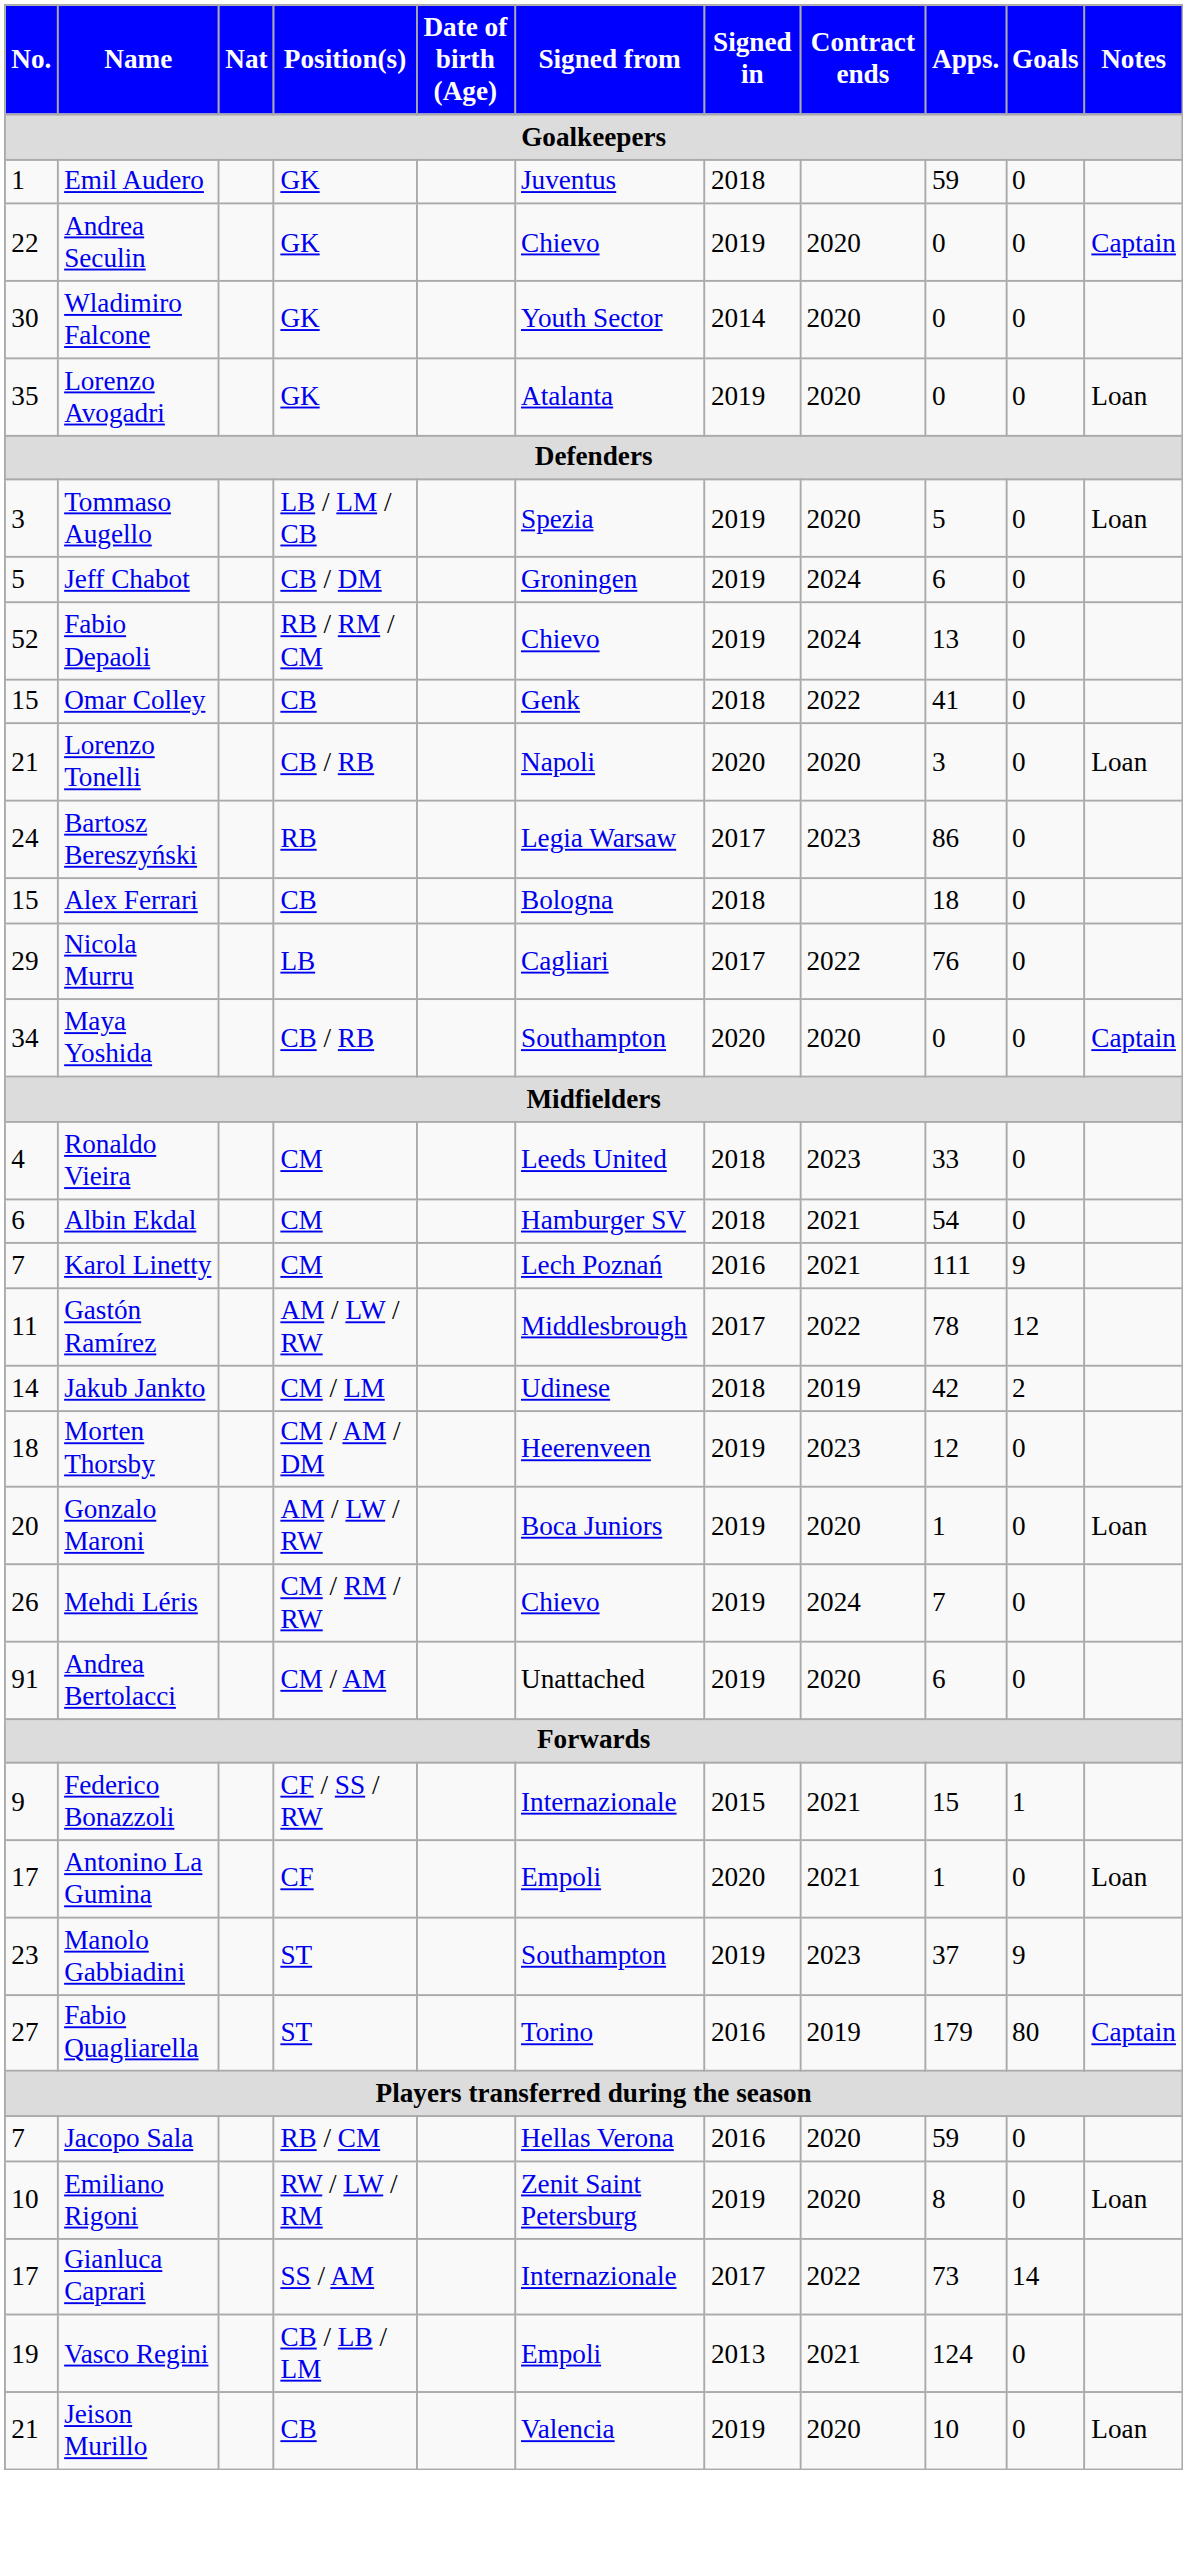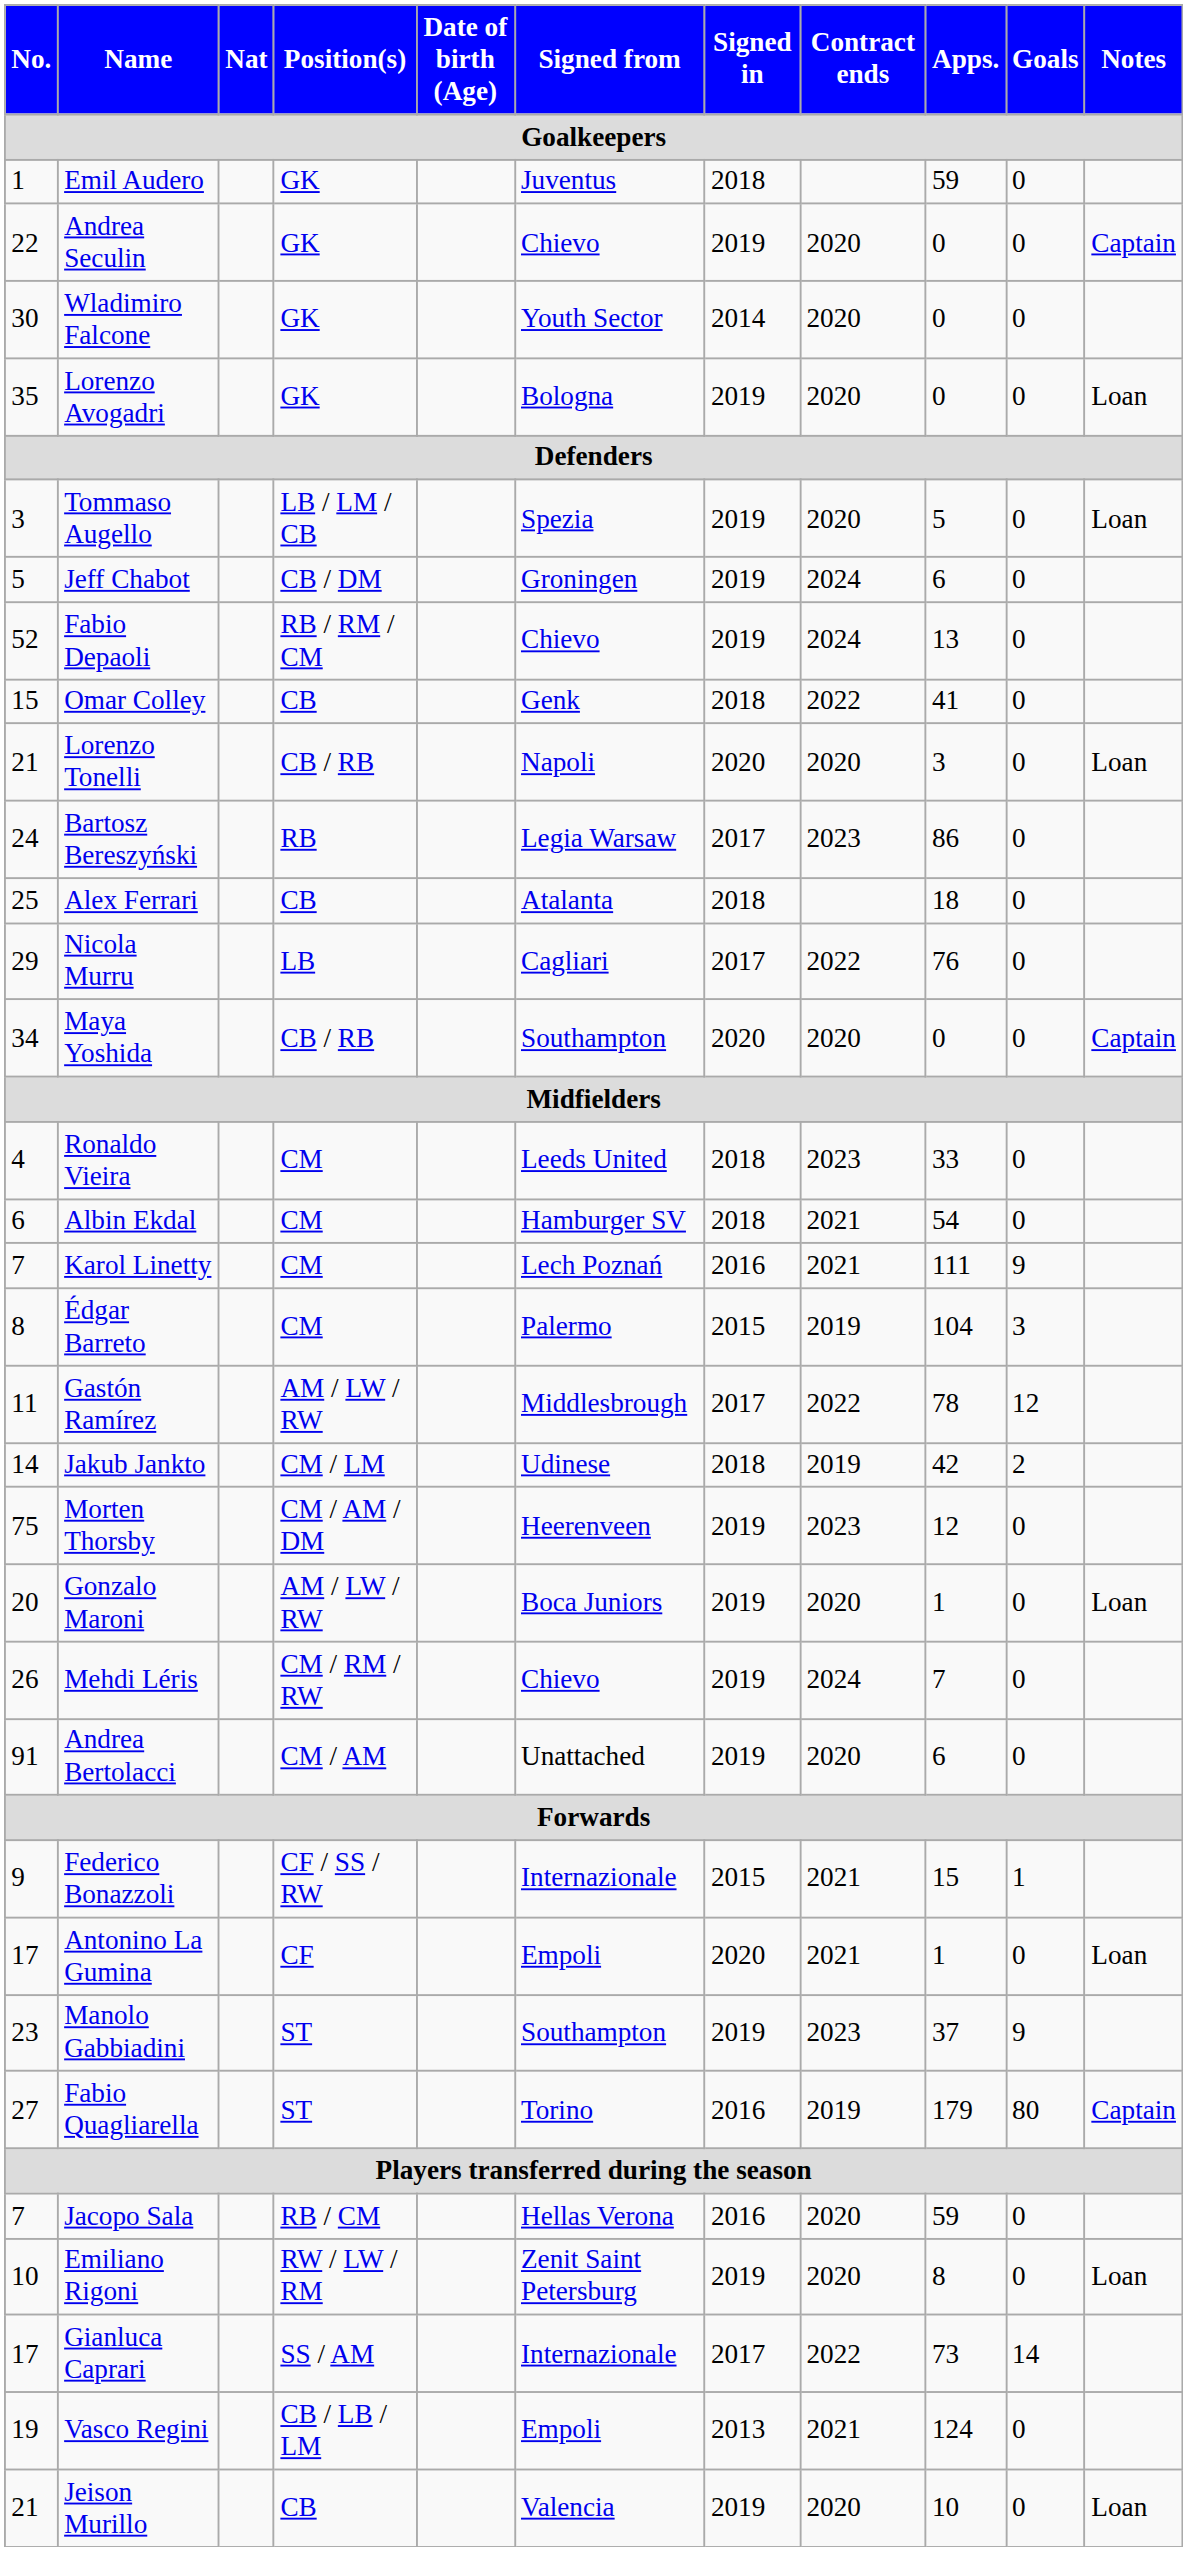(567, 396) Atalanta -> (567, 396) Bologna
(25, 900) 15 -> (25, 900) 25
(567, 900) Bologna -> (567, 900) Atalanta
+ row: (105, 1326)
(25, 1448) 18 -> (25, 1525) 75
